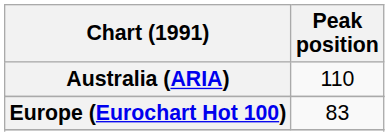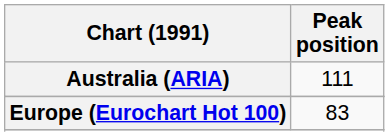(337, 79) 110 -> (337, 79) 111
